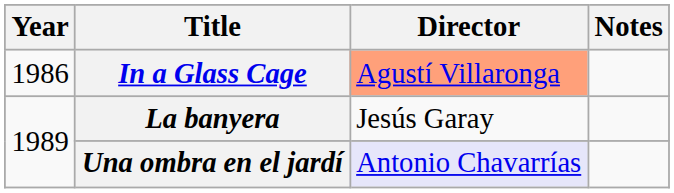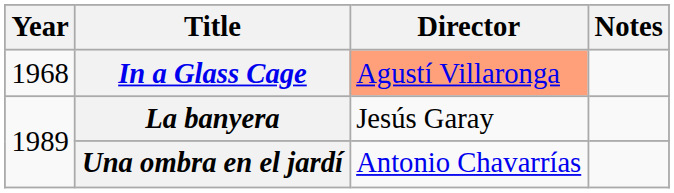(40, 72) 1986 -> (40, 72) 1968
(469, 163) lavender background -> (469, 163) no background
